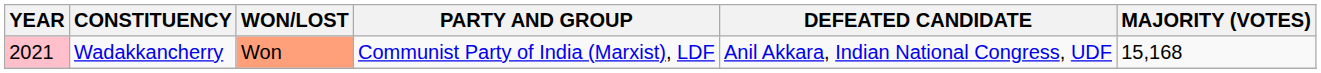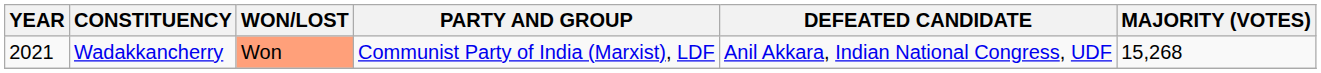(31, 52) pink background -> (31, 52) no background
(1152, 52) 15,168 -> (1152, 52) 15,268
